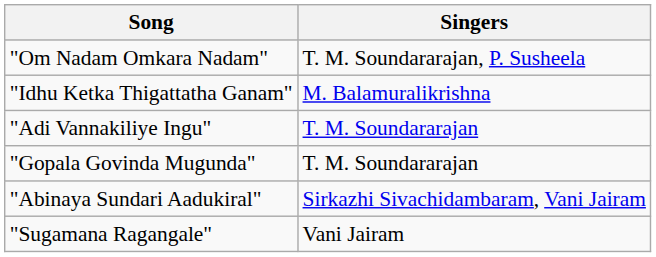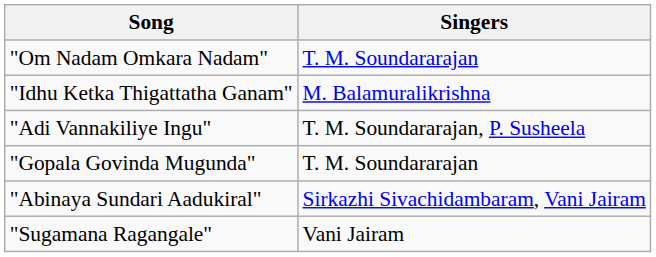(444, 57) T. M. Soundararajan, P. Susheela -> (390, 57) T. M. Soundararajan
(390, 128) T. M. Soundararajan -> (444, 128) T. M. Soundararajan, P. Susheela
